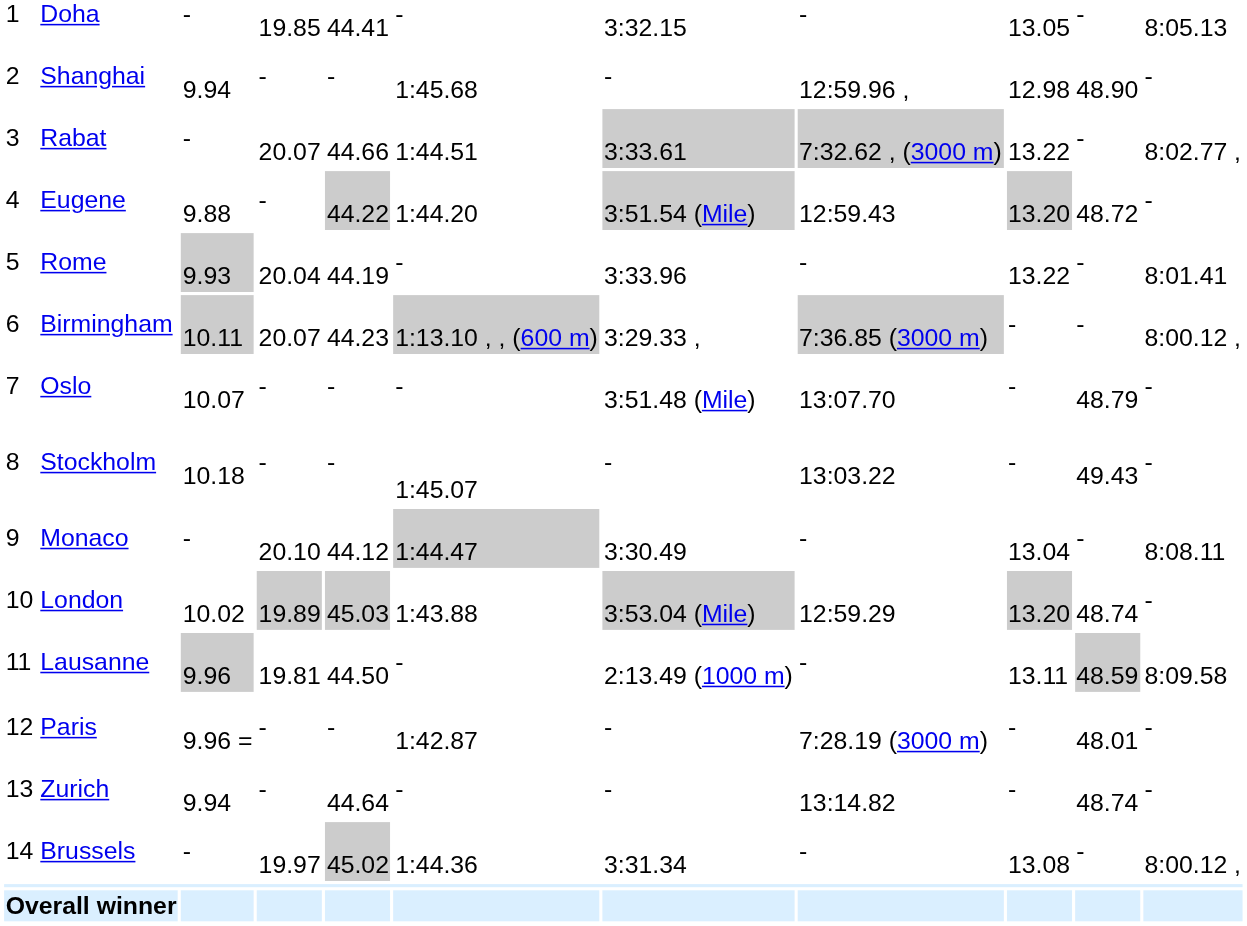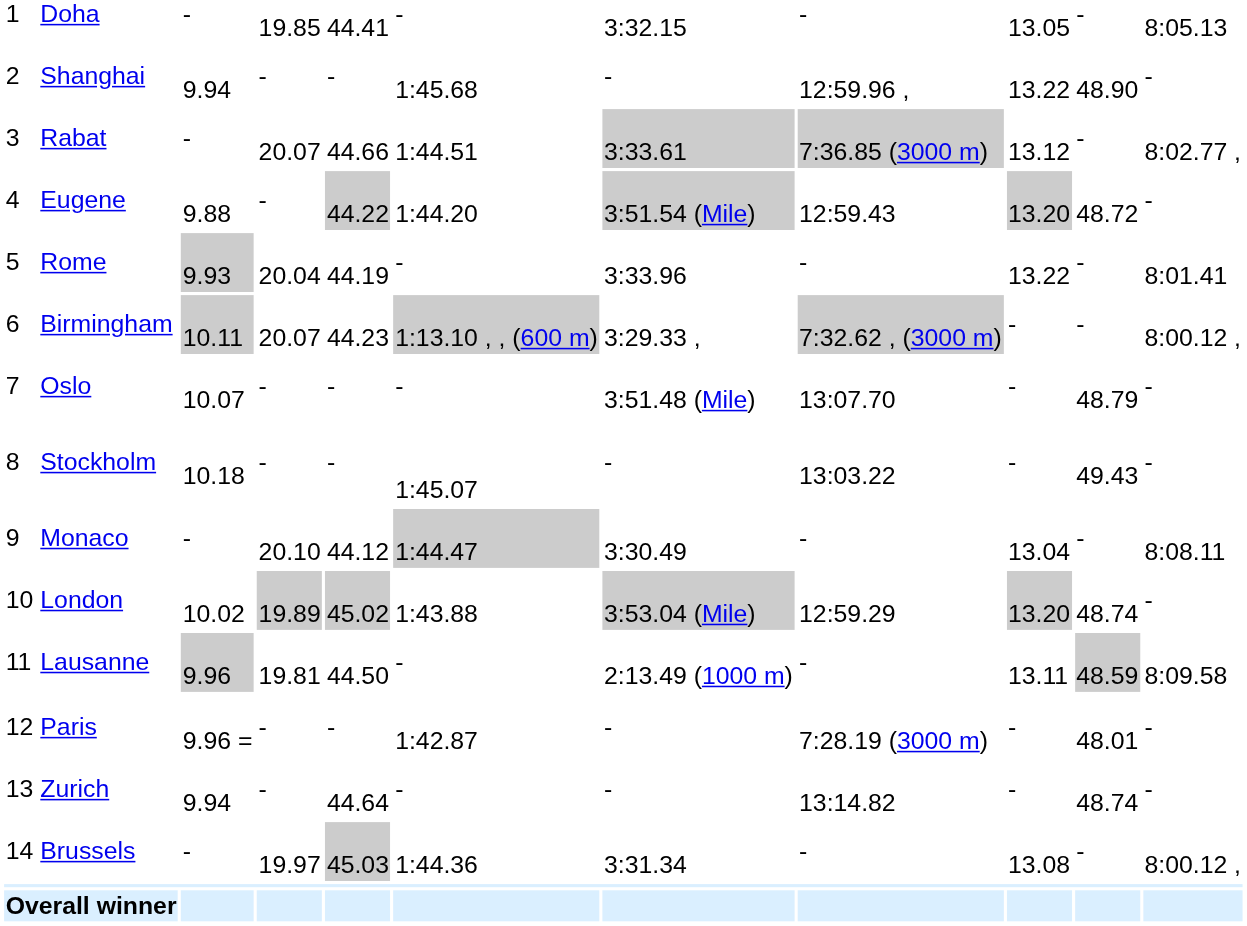(1039, 90) 12.98 -> (1039, 90) 13.22
(900, 152) 7:32.62 , (3000 m) -> (894, 152) 7:36.85 (3000 m)
(1039, 152) 13.22 -> (1039, 152) 13.12
(894, 338) 7:36.85 (3000 m) -> (900, 338) 7:32.62 , (3000 m)
(358, 614) 45.03 -> (358, 614) 45.02
(358, 865) 45.02 -> (358, 865) 45.03
